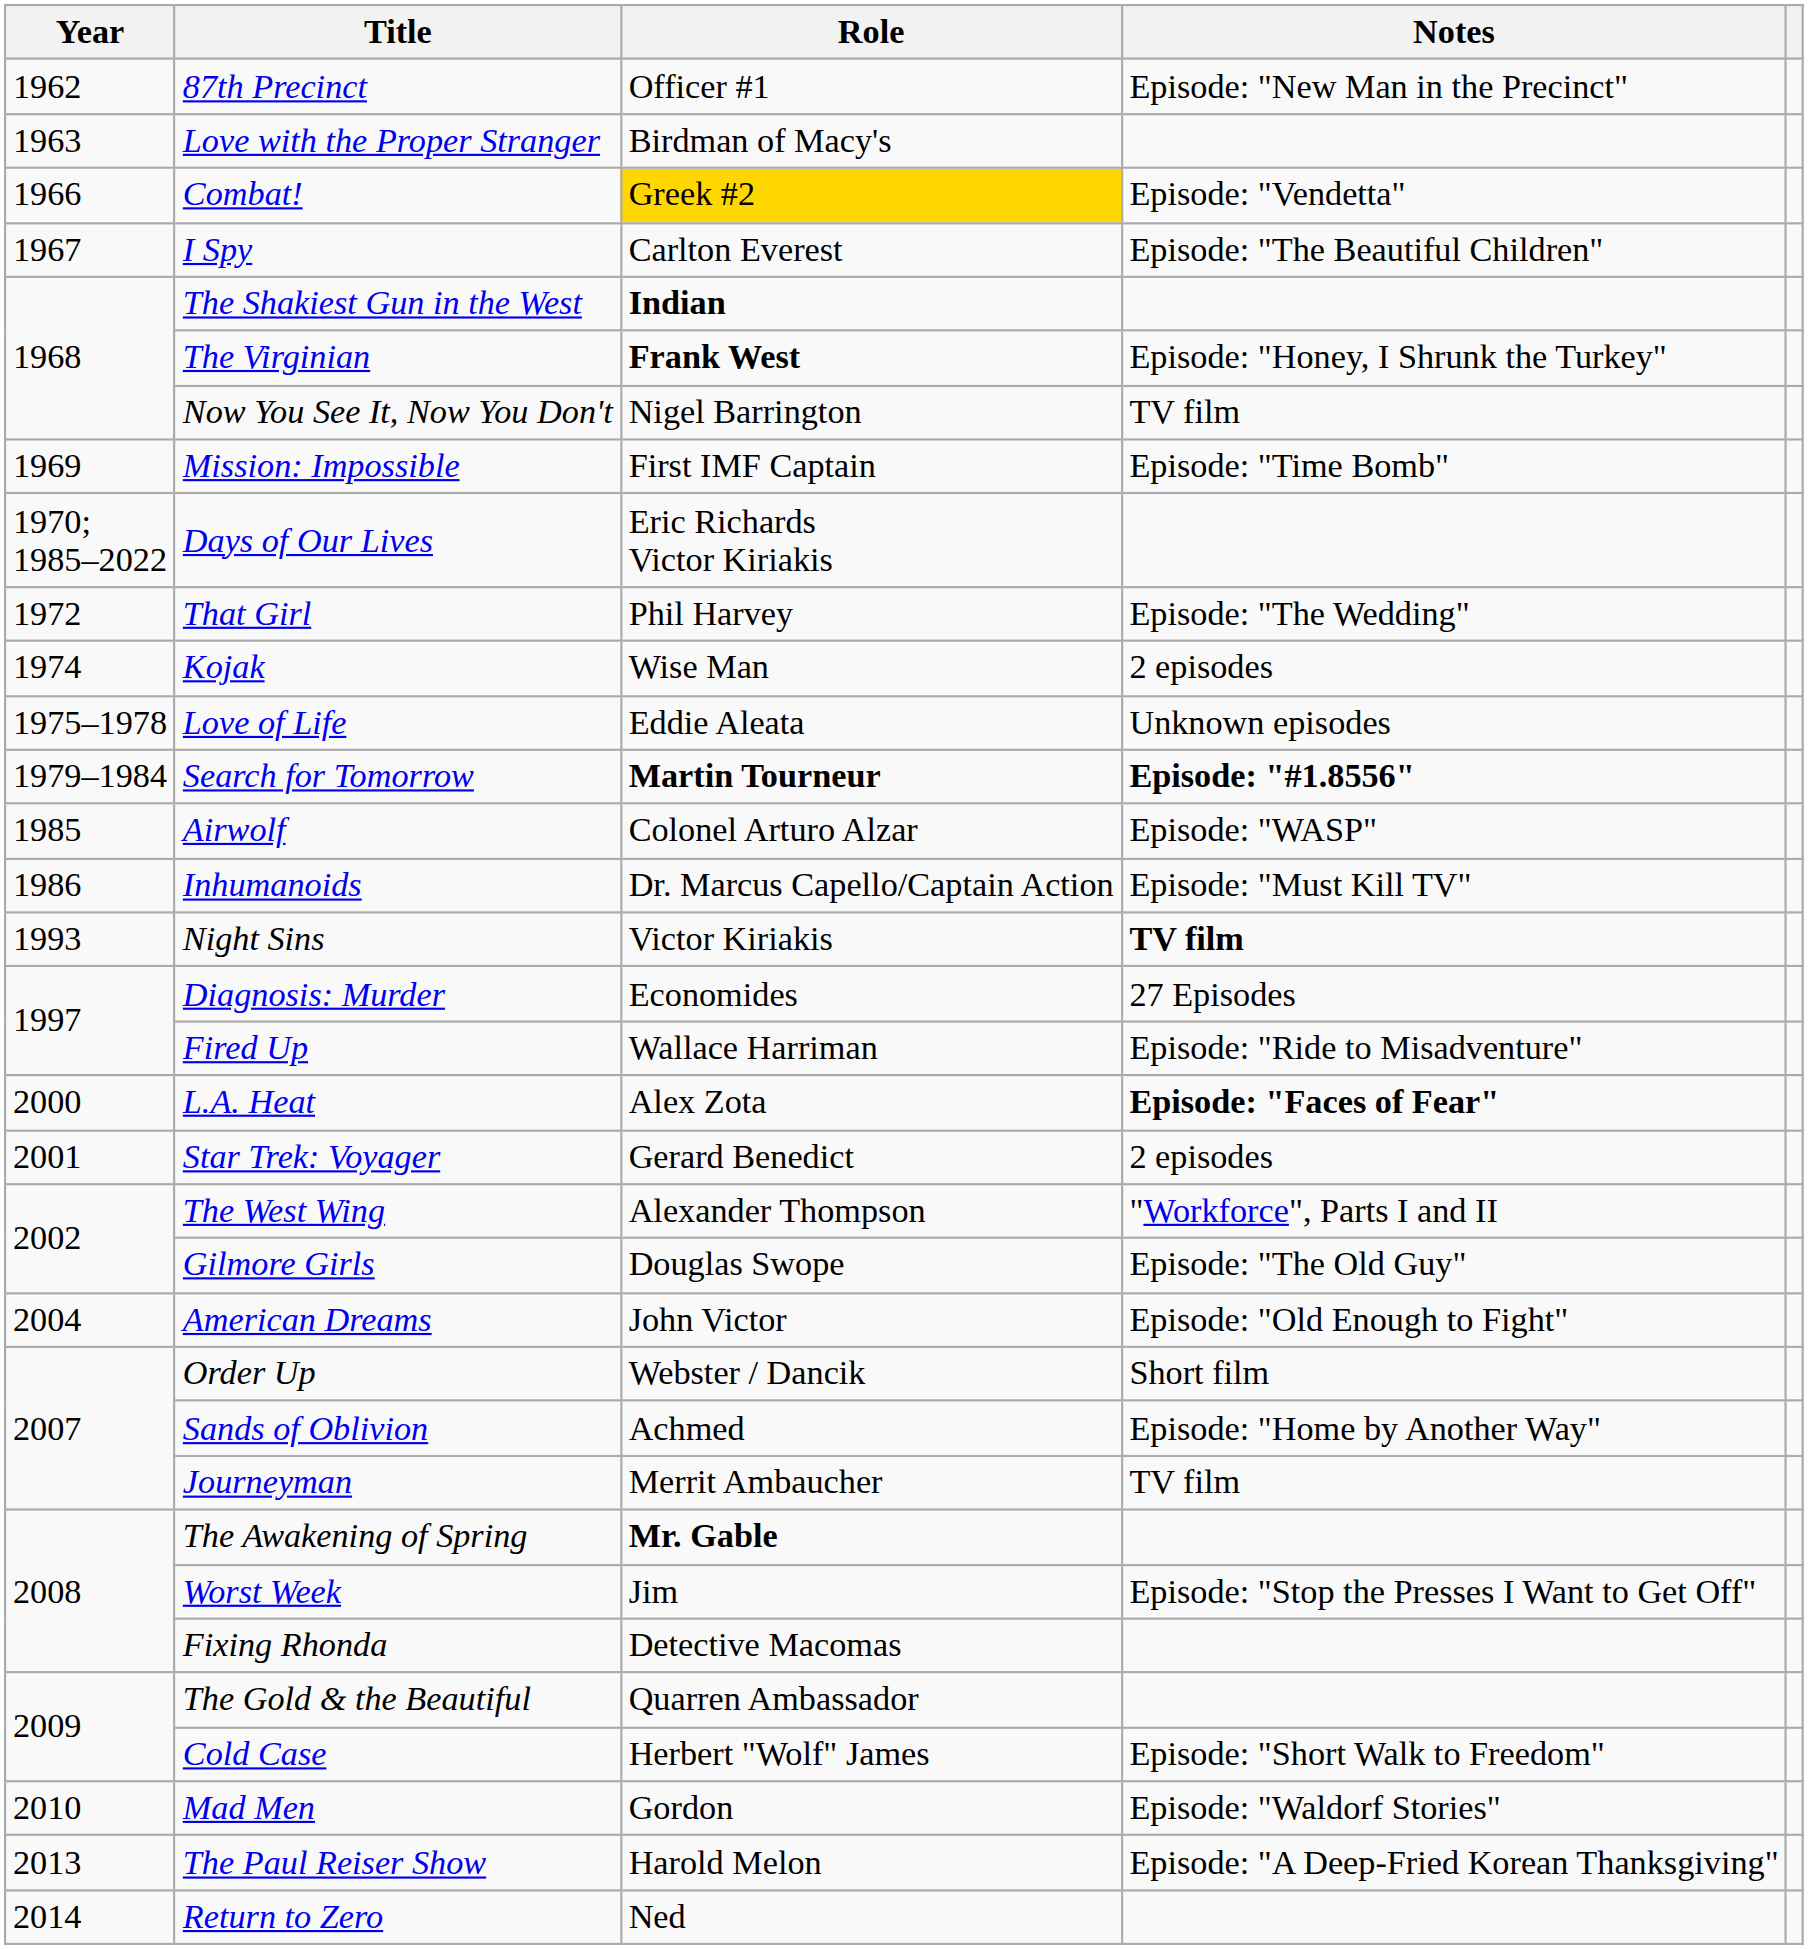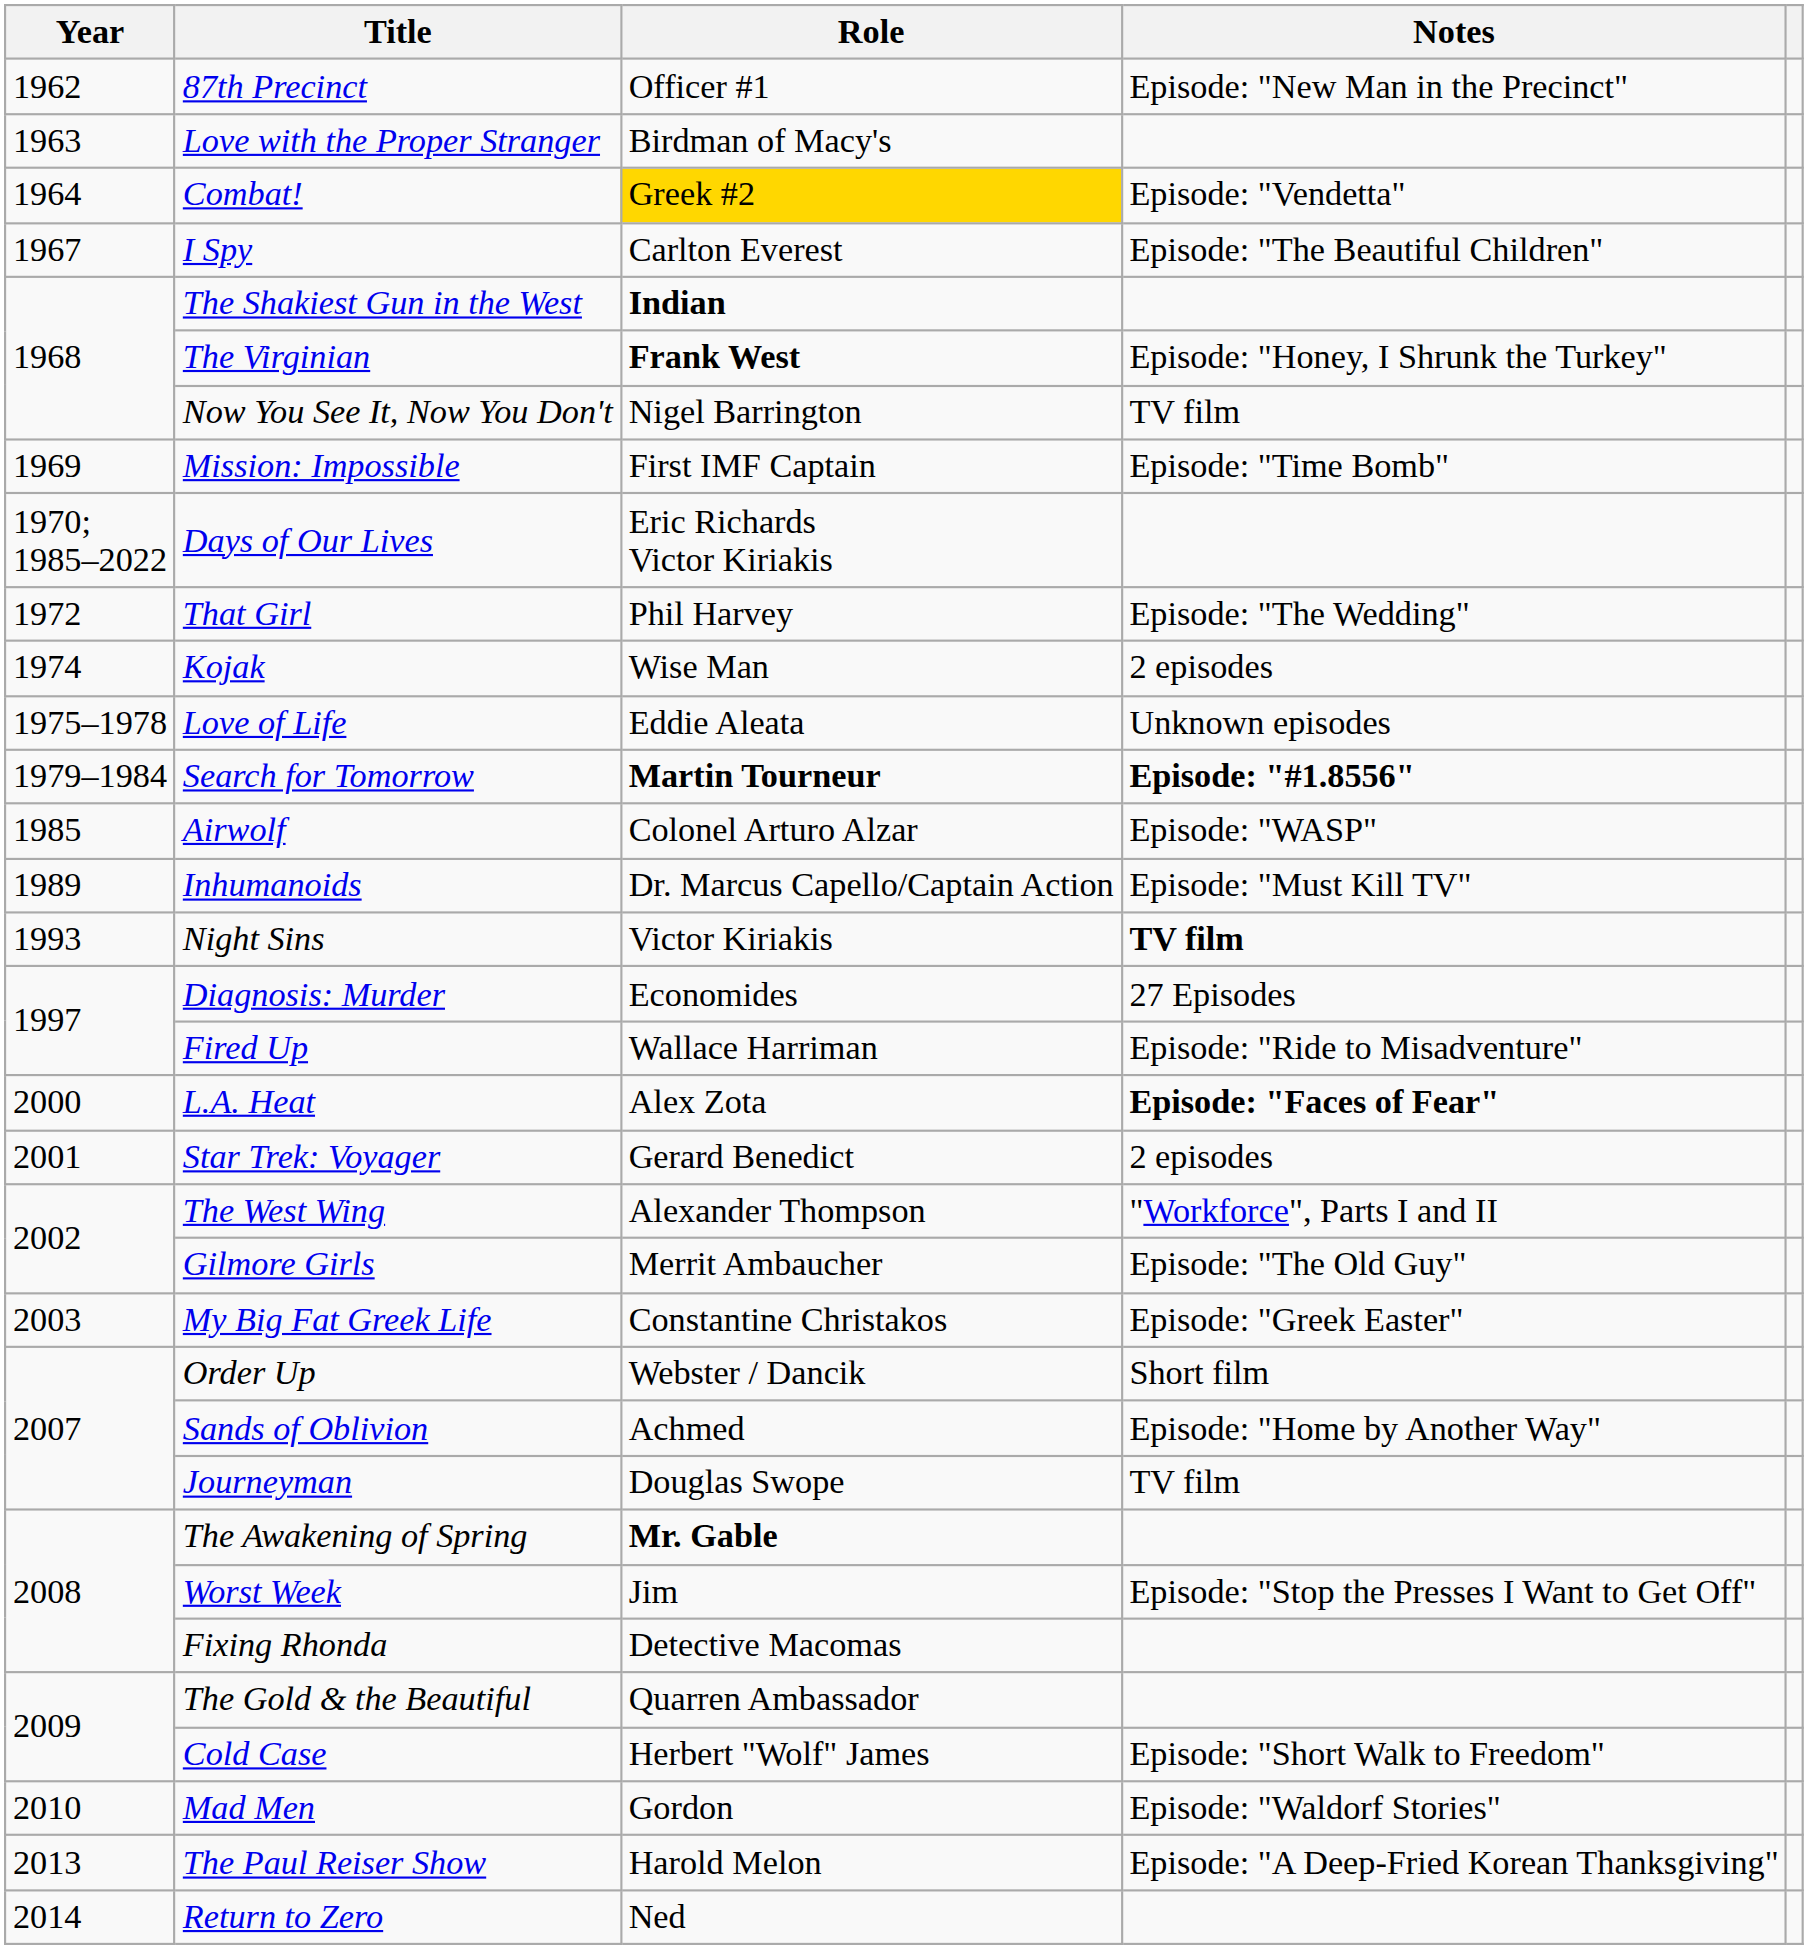(47, 194) 1966 -> (47, 194) 1964
(47, 884) 1986 -> (47, 884) 1989
(737, 1264) Douglas Swope -> (756, 1264) Merrit Ambaucher
+ row: (337, 1319)
- row: (307, 1319)
(756, 1482) Merrit Ambaucher -> (737, 1482) Douglas Swope
